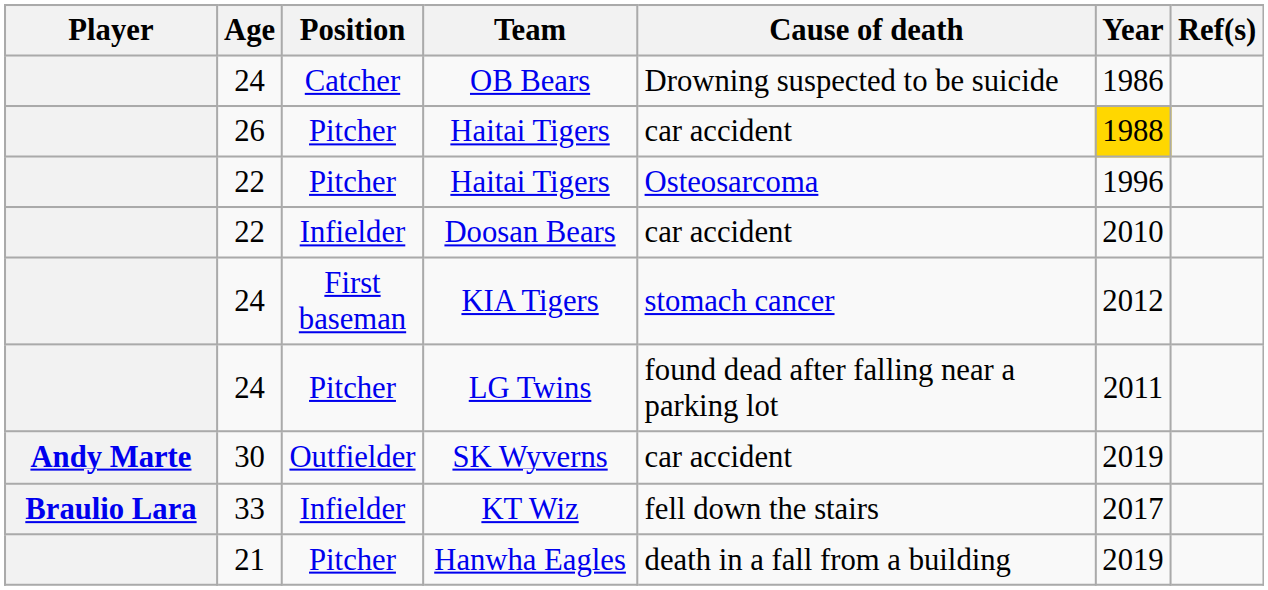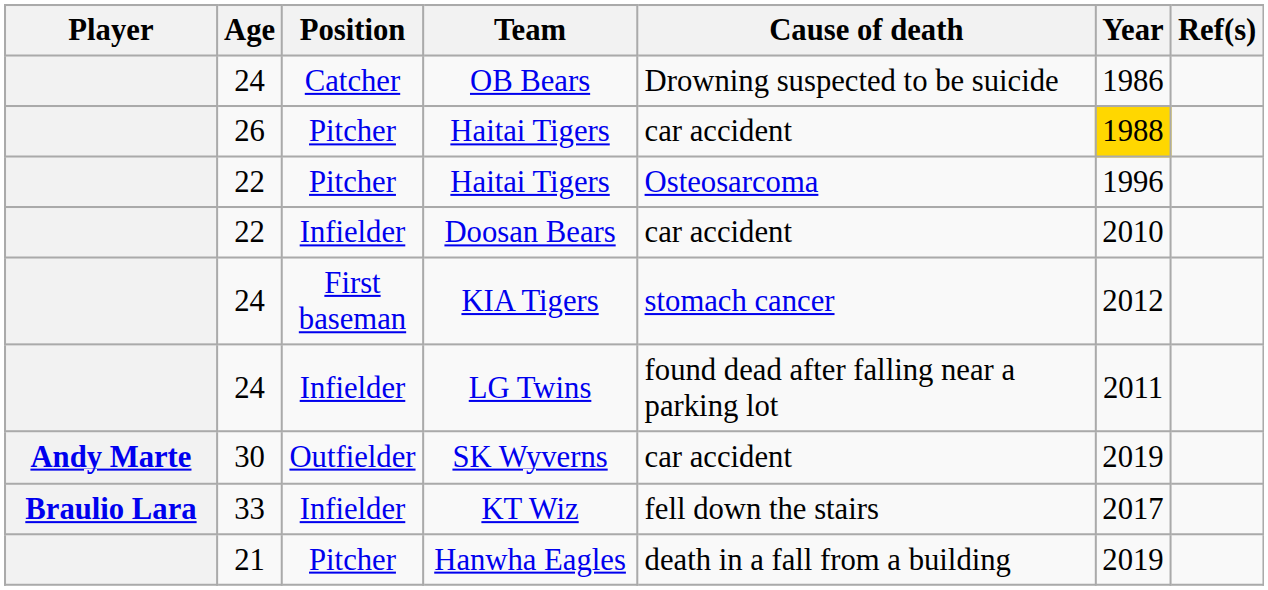(352, 388) Pitcher -> (352, 388) Infielder
